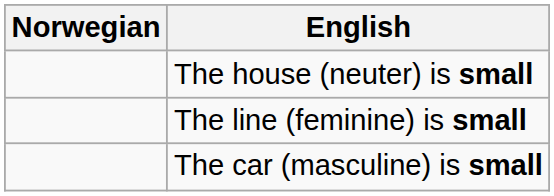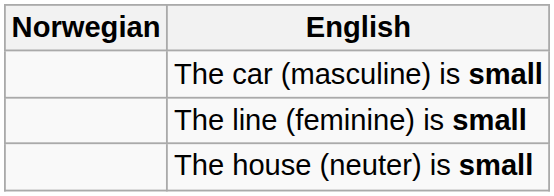rows swapped: (358, 166) <-> (354, 73)
